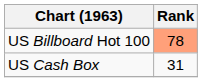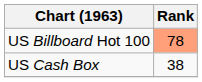(176, 64) 31 -> (176, 64) 38
